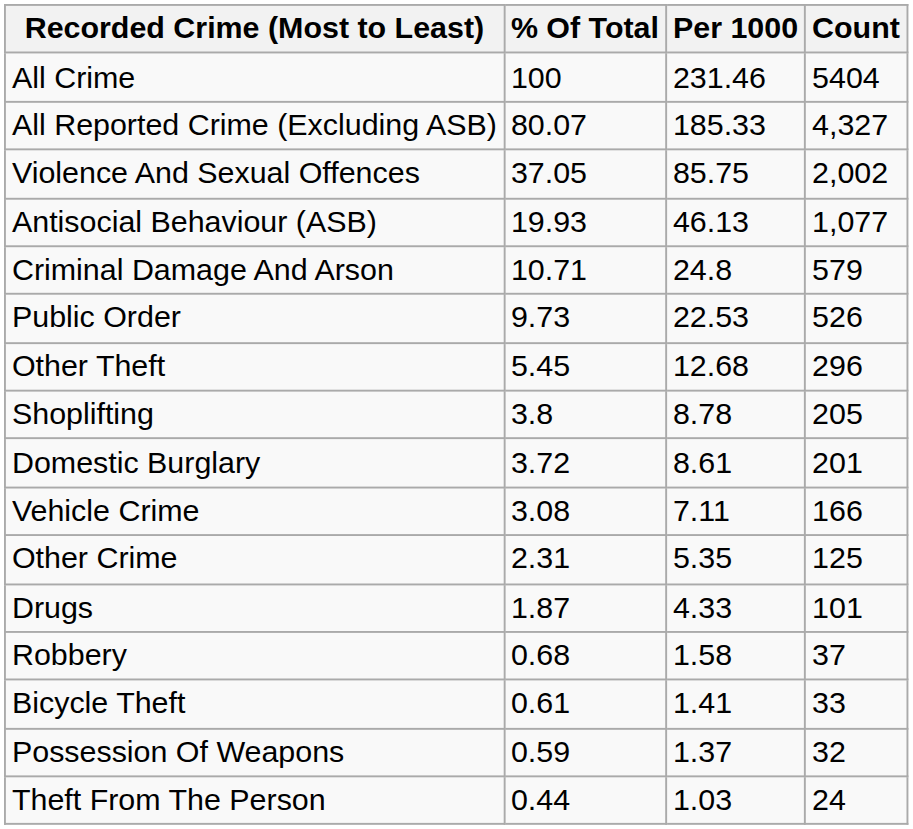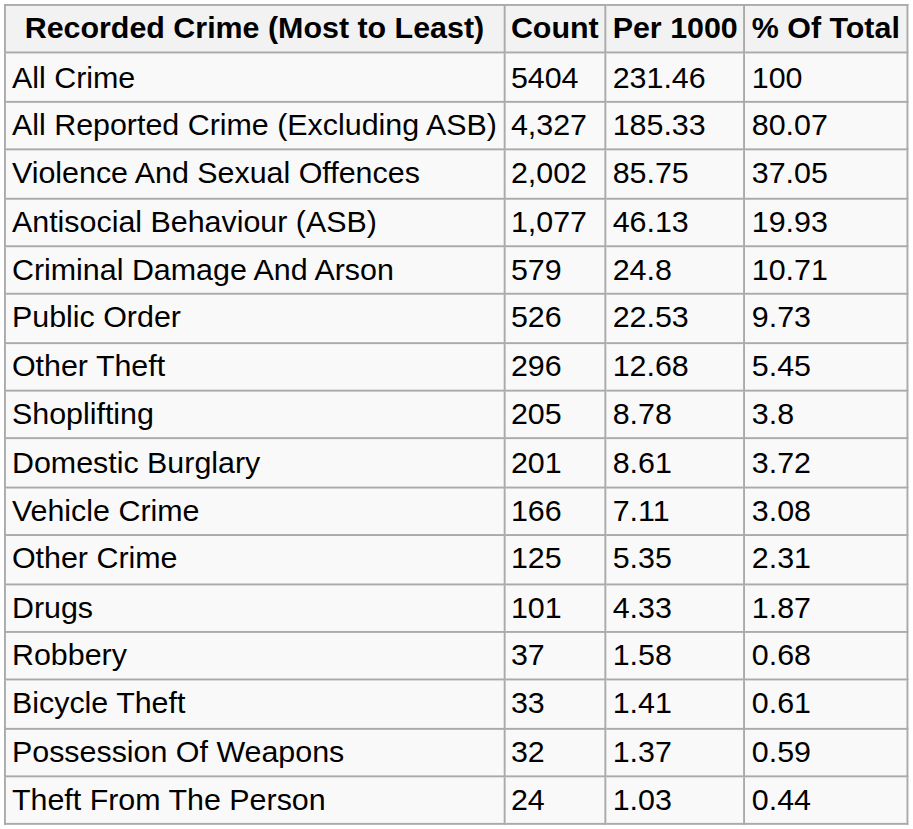columns swapped: (856, 28) <-> (585, 28)
